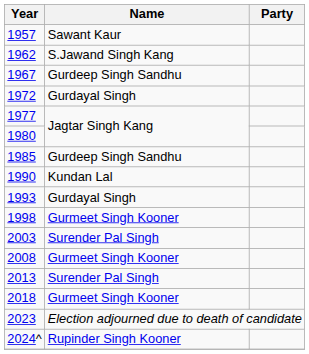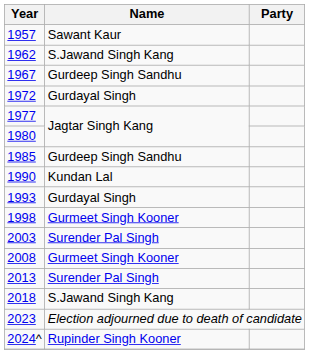(113, 298) Gurmeet Singh Kooner -> (111, 298) S.Jawand Singh Kang
